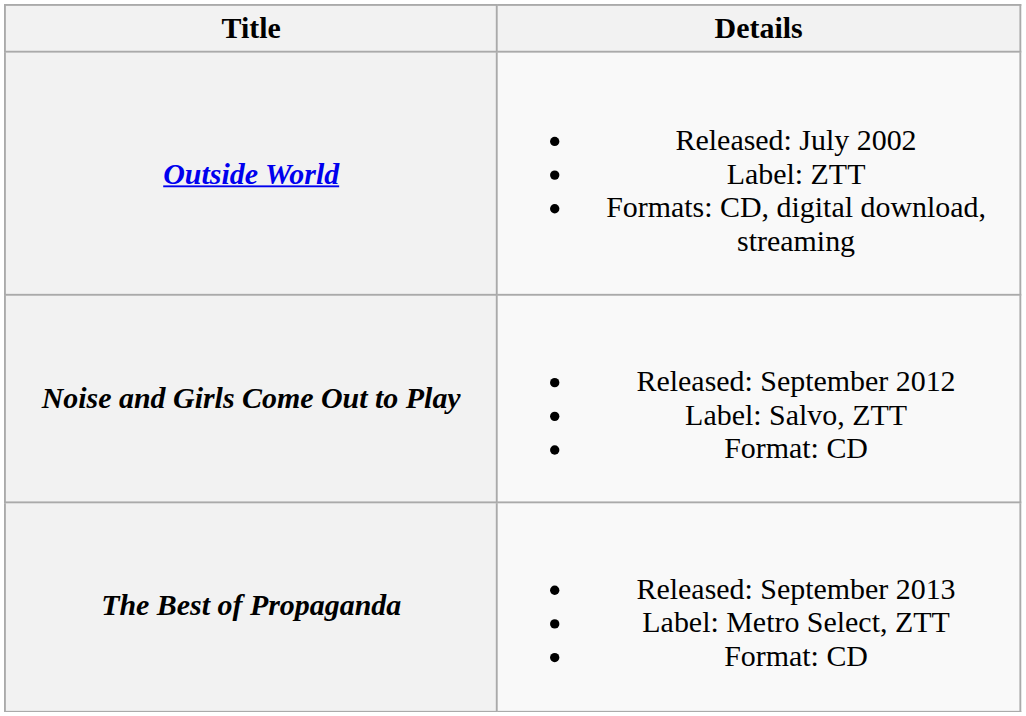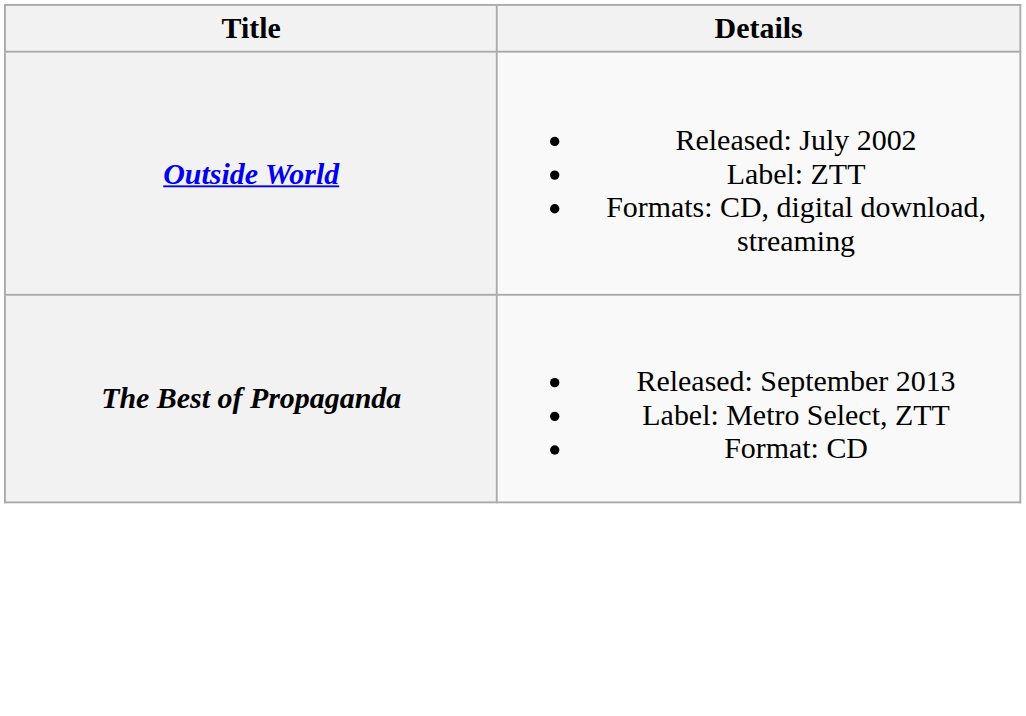- row: (251, 398)
